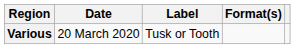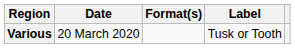columns swapped: (253, 14) <-> (182, 14)
